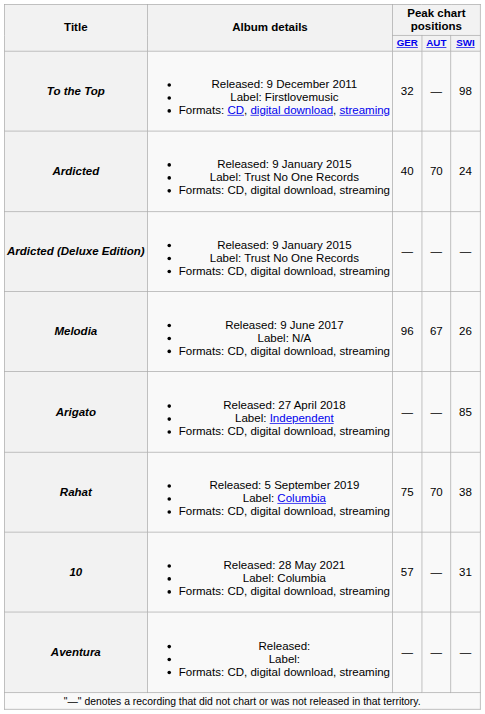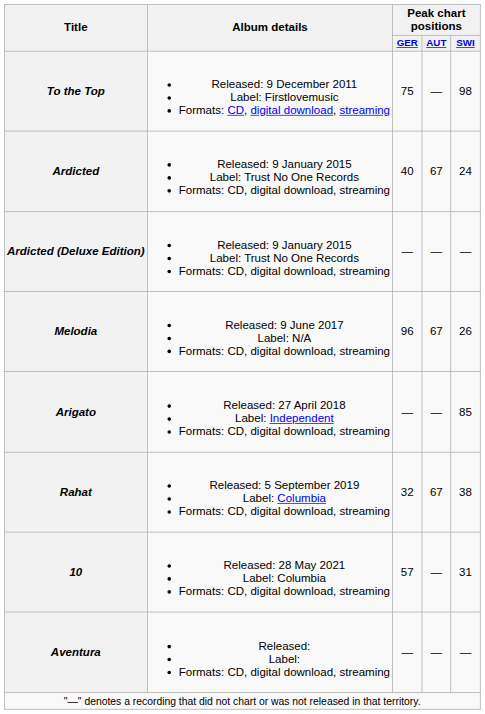(407, 91) 32 -> (407, 91) 75
(436, 171) 70 -> (436, 171) 67
(407, 492) 75 -> (407, 492) 32
(436, 492) 70 -> (436, 492) 67
